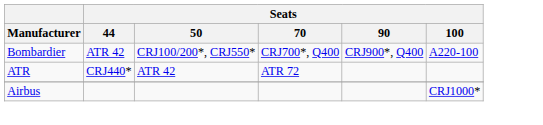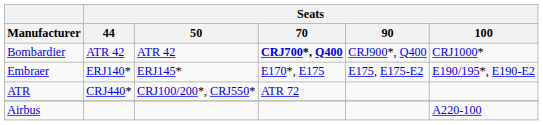(196, 52) CRJ100/200*, CRJ550* -> (156, 52) ATR 42
(300, 52) normal -> (302, 52) bold
(454, 52) A220-100 -> (458, 52) CRJ1000*
+ row: (28, 71)
(156, 71) ATR 42 -> (196, 91) CRJ100/200*, CRJ550*
(455, 91) CRJ1000* -> (457, 110) A220-100
